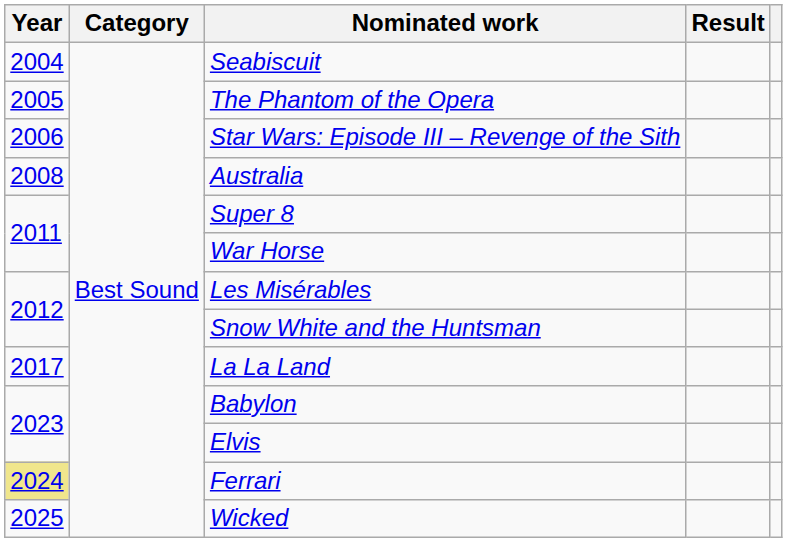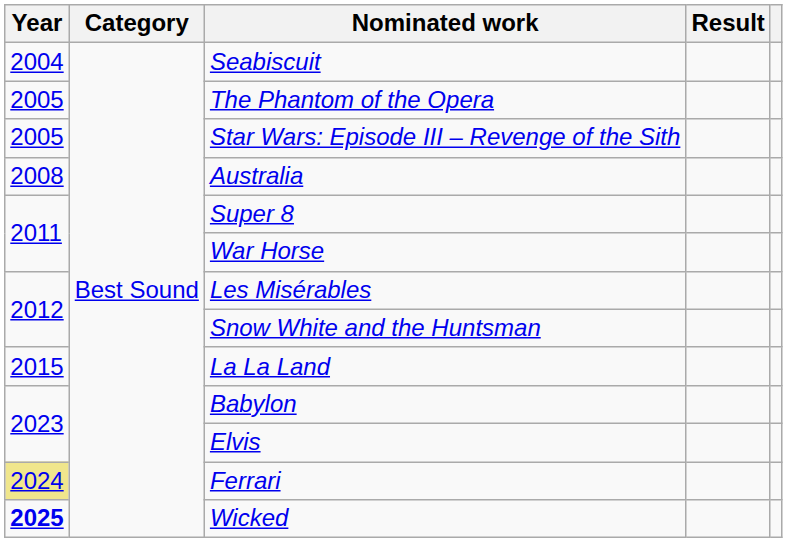(37, 137) 2006 -> (37, 137) 2005
(37, 366) 2017 -> (37, 366) 2015
(37, 518) normal -> (37, 518) bold
